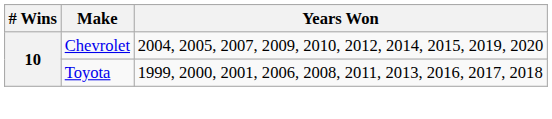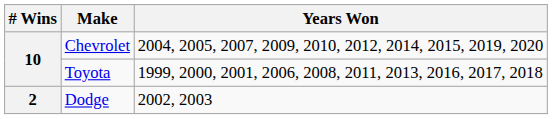+ row: (87, 100)
